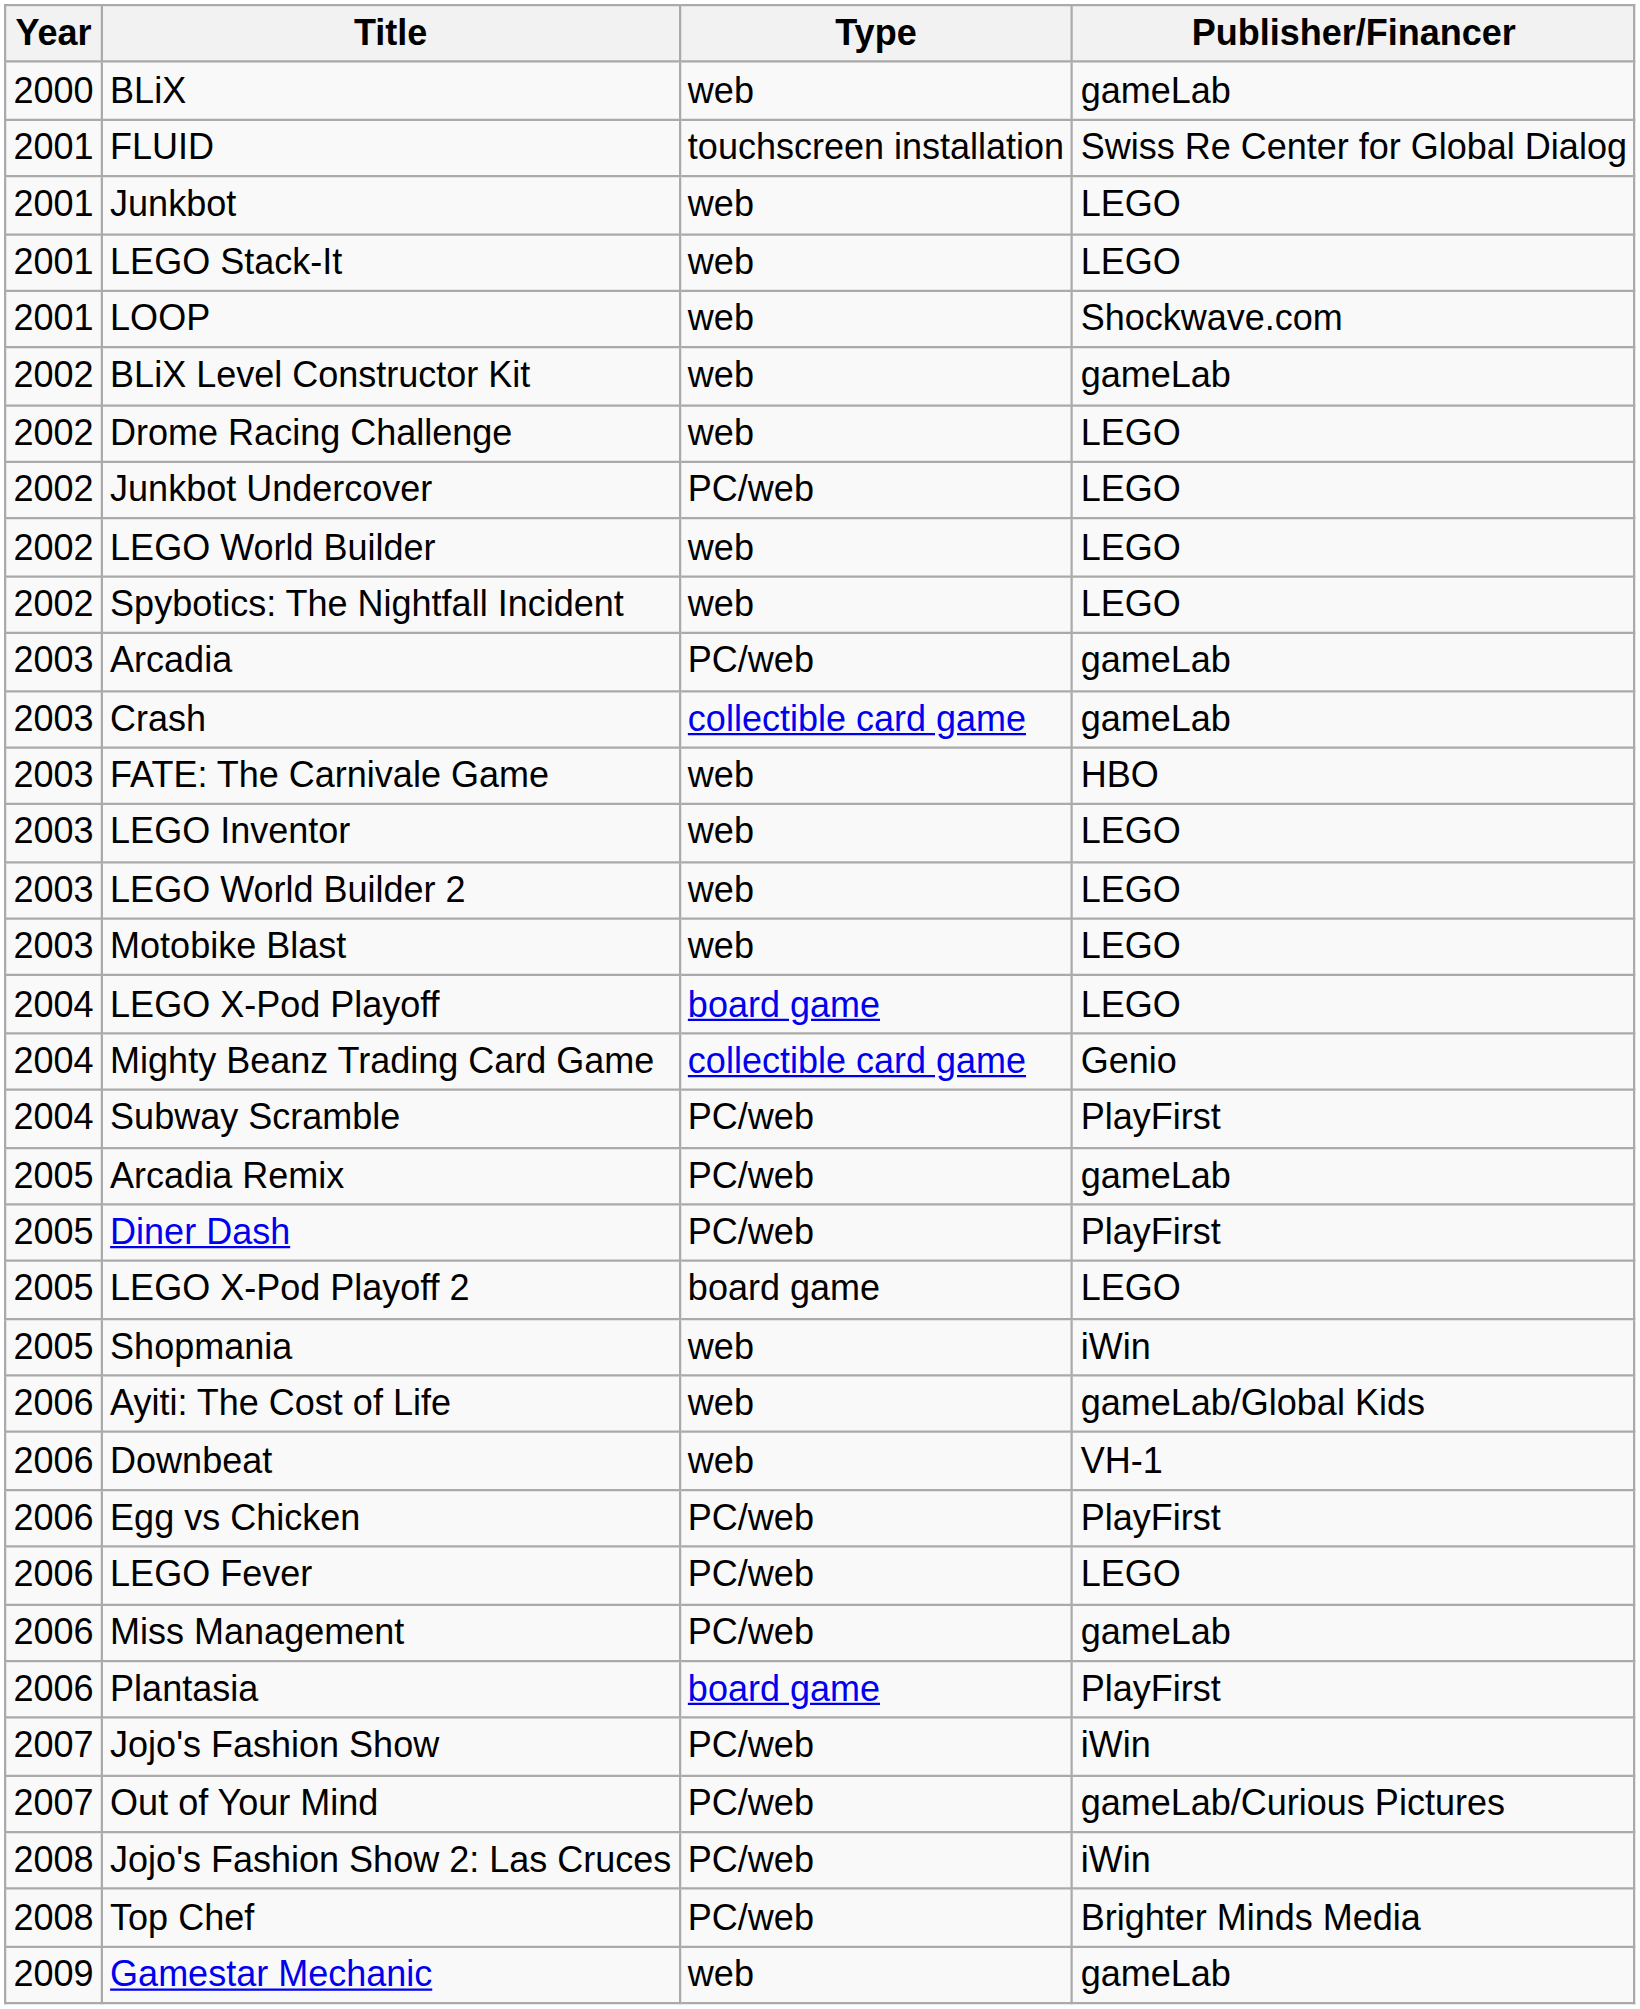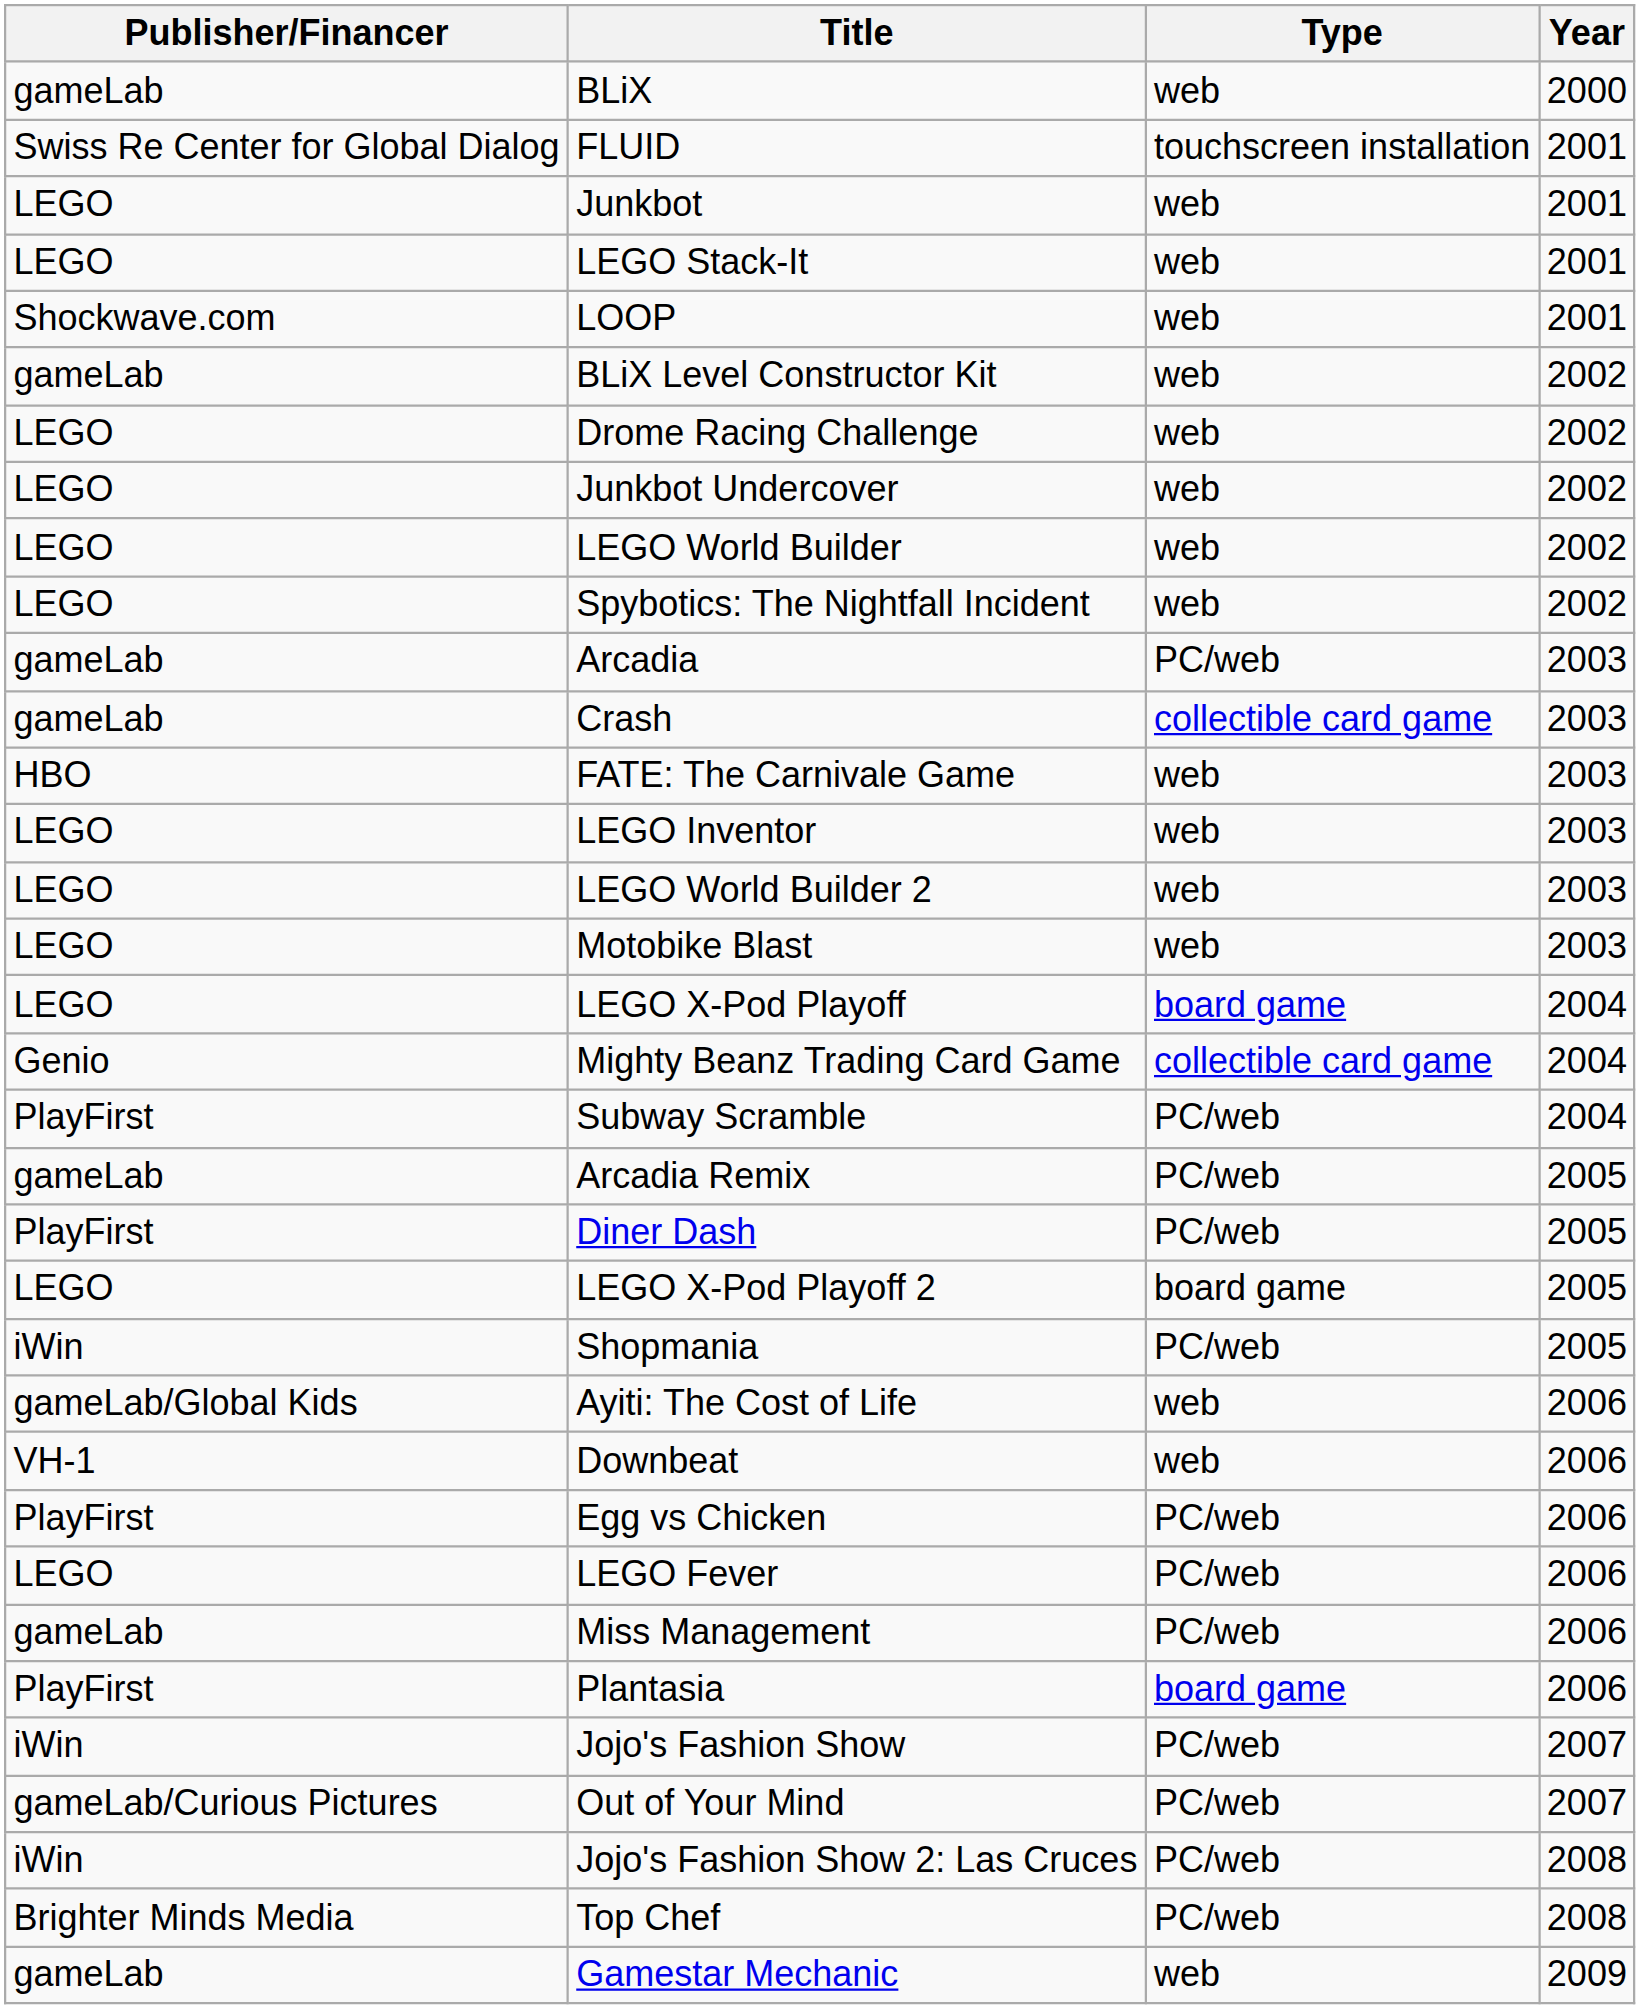columns swapped: (53, 33) <-> (1354, 33)
(751, 489) PC/web -> (1187, 489) web
(721, 1346) web -> (1217, 1346) PC/web
